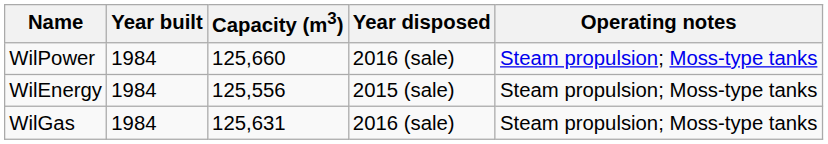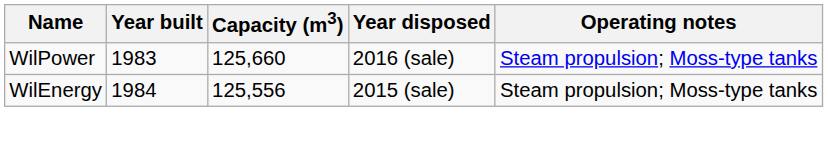(134, 58) 1984 -> (134, 58) 1983
- row: (42, 122)
